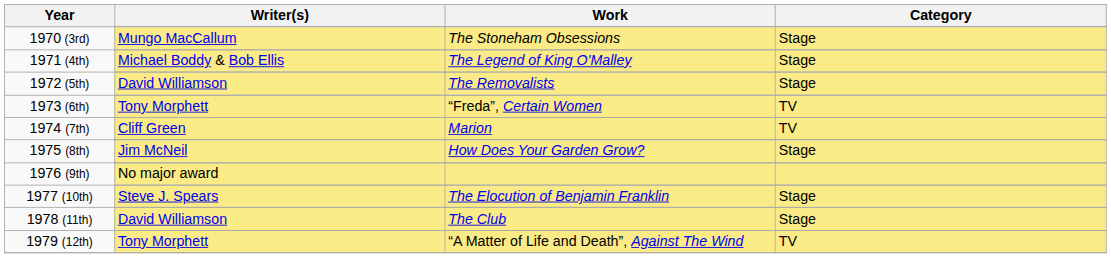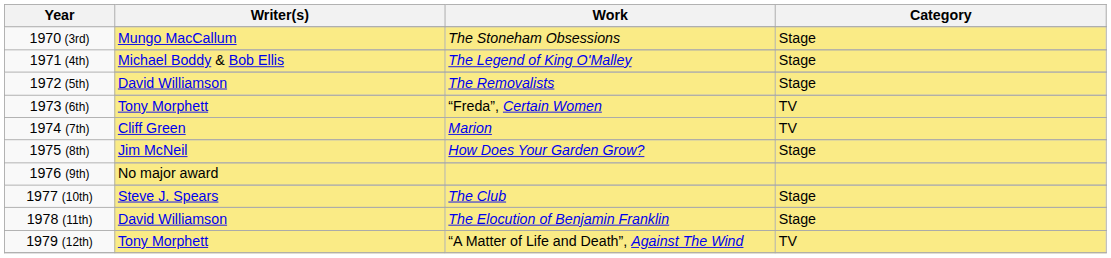(559, 196) The Elocution of Benjamin Franklin -> (477, 196) The Club
(477, 219) The Club -> (559, 219) The Elocution of Benjamin Franklin
